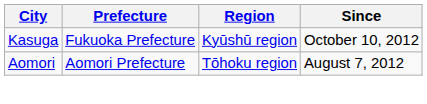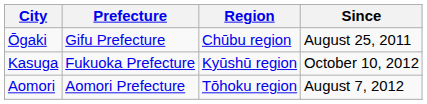+ row: (27, 39)
